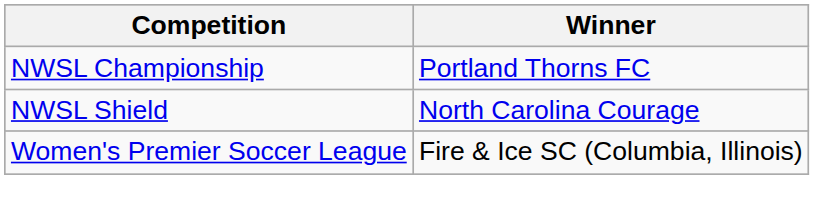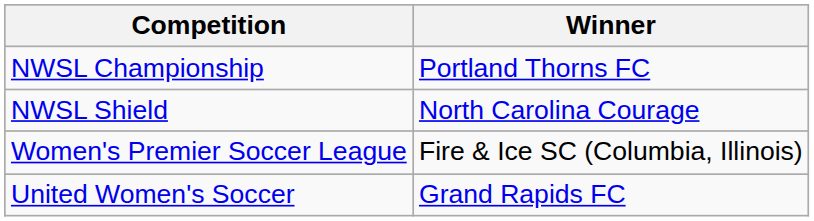+ row: (153, 194)
